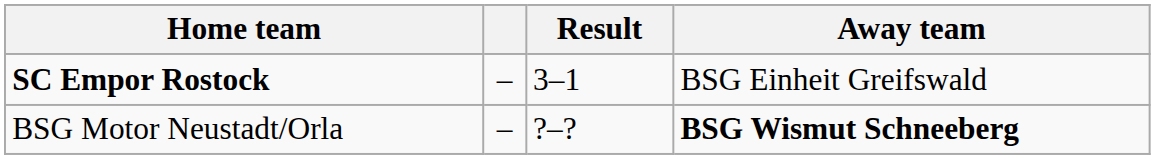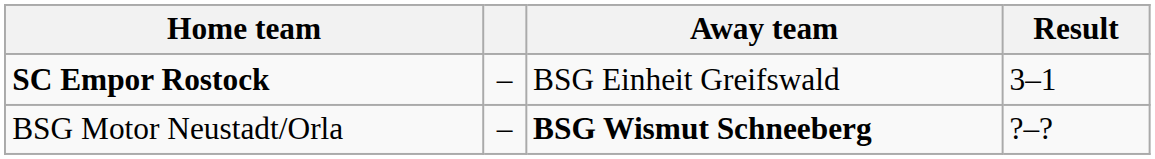columns swapped: (911, 29) <-> (600, 29)
